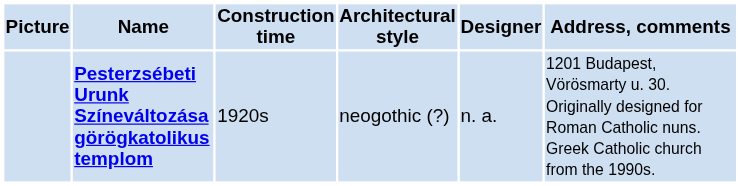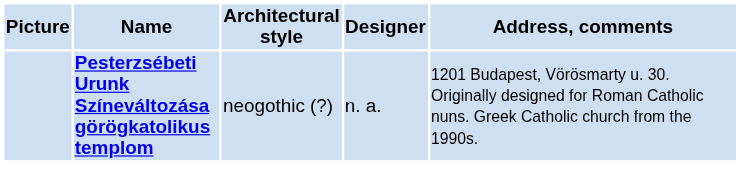- column: (276, 26)
